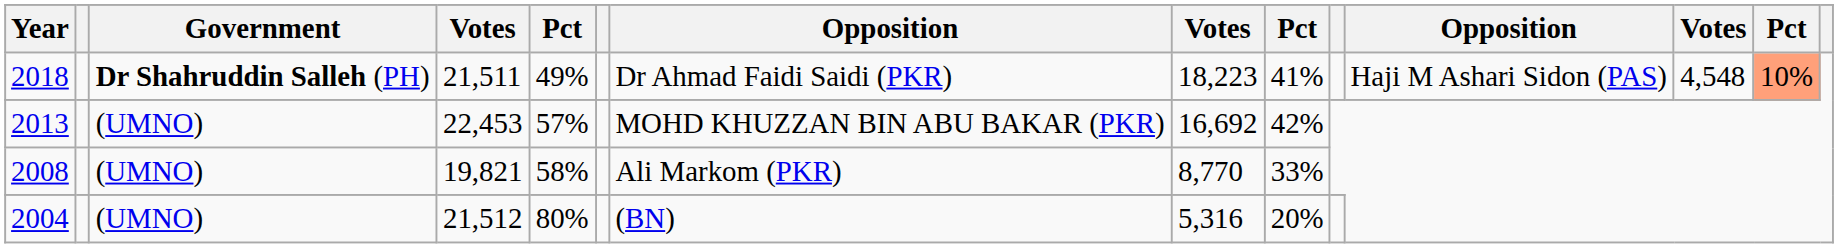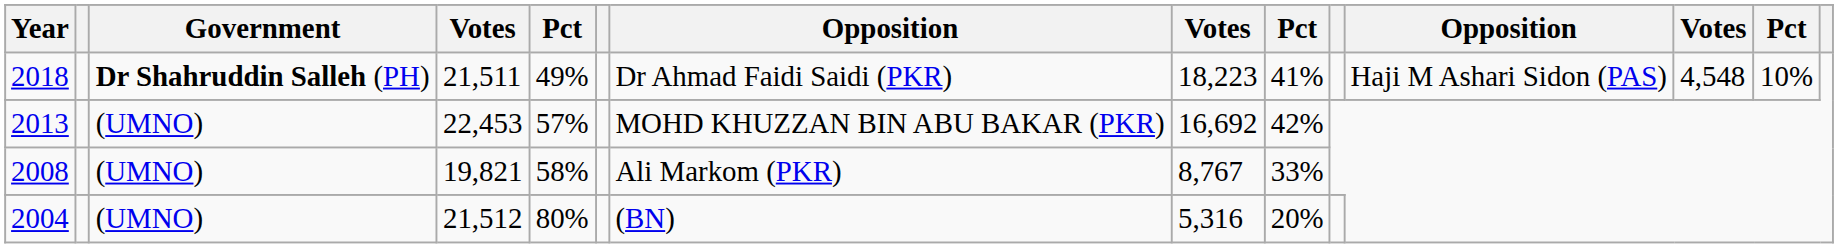(1786, 75) lightsalmon background -> (1786, 75) no background
(1210, 171) 8,770 -> (1210, 171) 8,767
